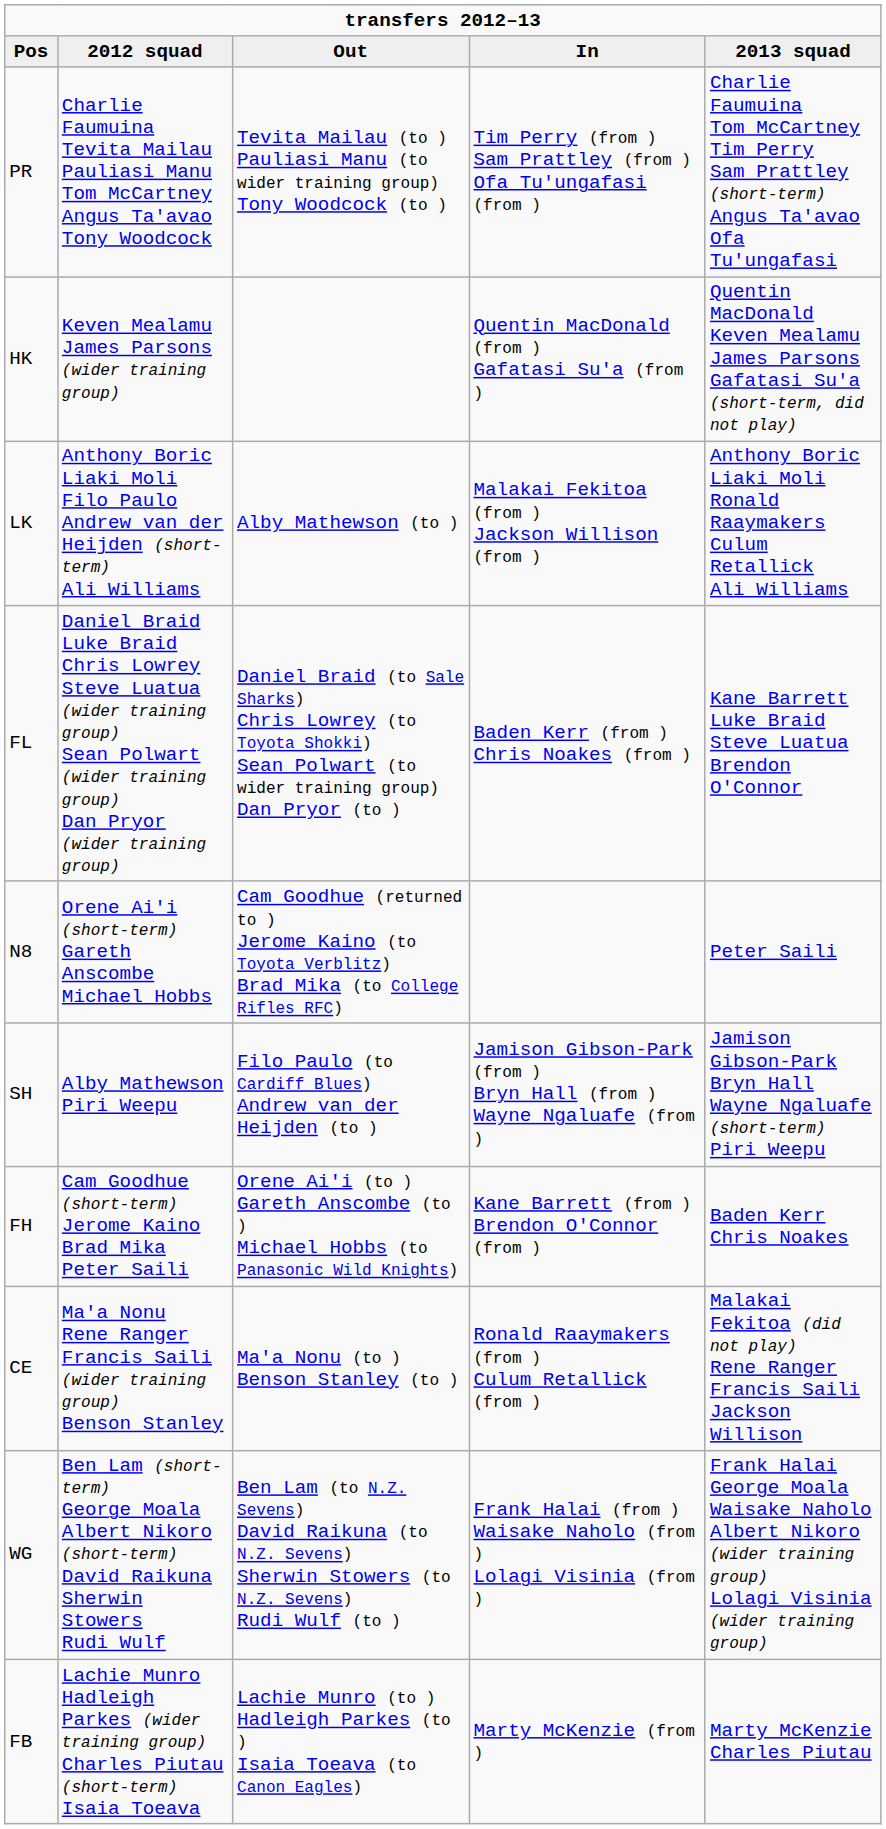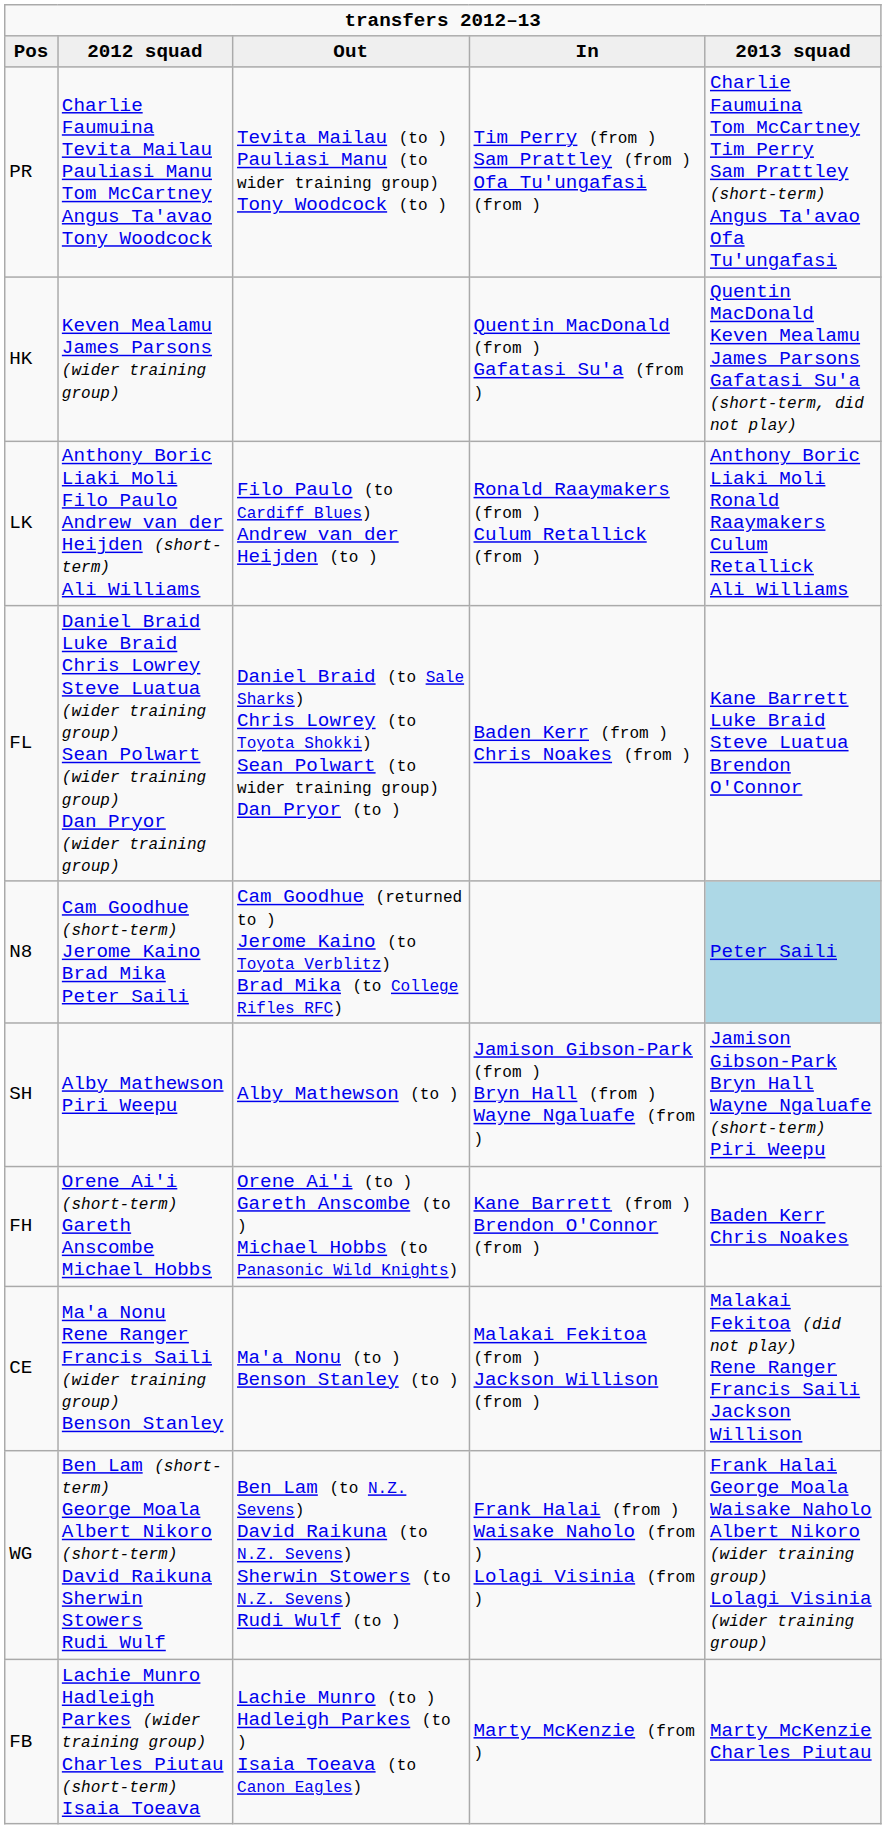(348, 523) Alby Mathewson (to ) -> (318, 523) Filo Paulo (to Cardiff Blues) Andrew van der Heijden (to )
(566, 523) Malakai Fekitoa (from ) Jackson Willison (from ) -> (572, 523) Ronald Raaymakers (from ) Culum Retallick (from )
(137, 952) Orene Ai'i (short-term) Gareth Anscombe Michael Hobbs -> (131, 952) Cam Goodhue (short-term) Jerome Kaino Brad Mika Peter Saili
(773, 952) no background -> (773, 952) lightblue background
(318, 1095) Filo Paulo (to Cardiff Blues) Andrew van der Heijden (to ) -> (348, 1095) Alby Mathewson (to )
(131, 1226) Cam Goodhue (short-term) Jerome Kaino Brad Mika Peter Saili -> (137, 1226) Orene Ai'i (short-term) Gareth Anscombe Michael Hobbs
(572, 1367) Ronald Raaymakers (from ) Culum Retallick (from ) -> (566, 1367) Malakai Fekitoa (from ) Jackson Willison (from )
